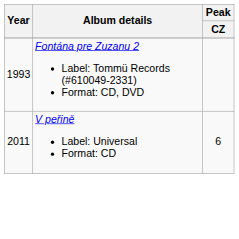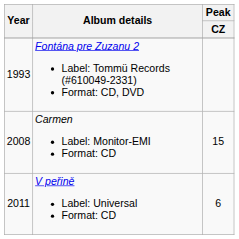+ row: (118, 137)
